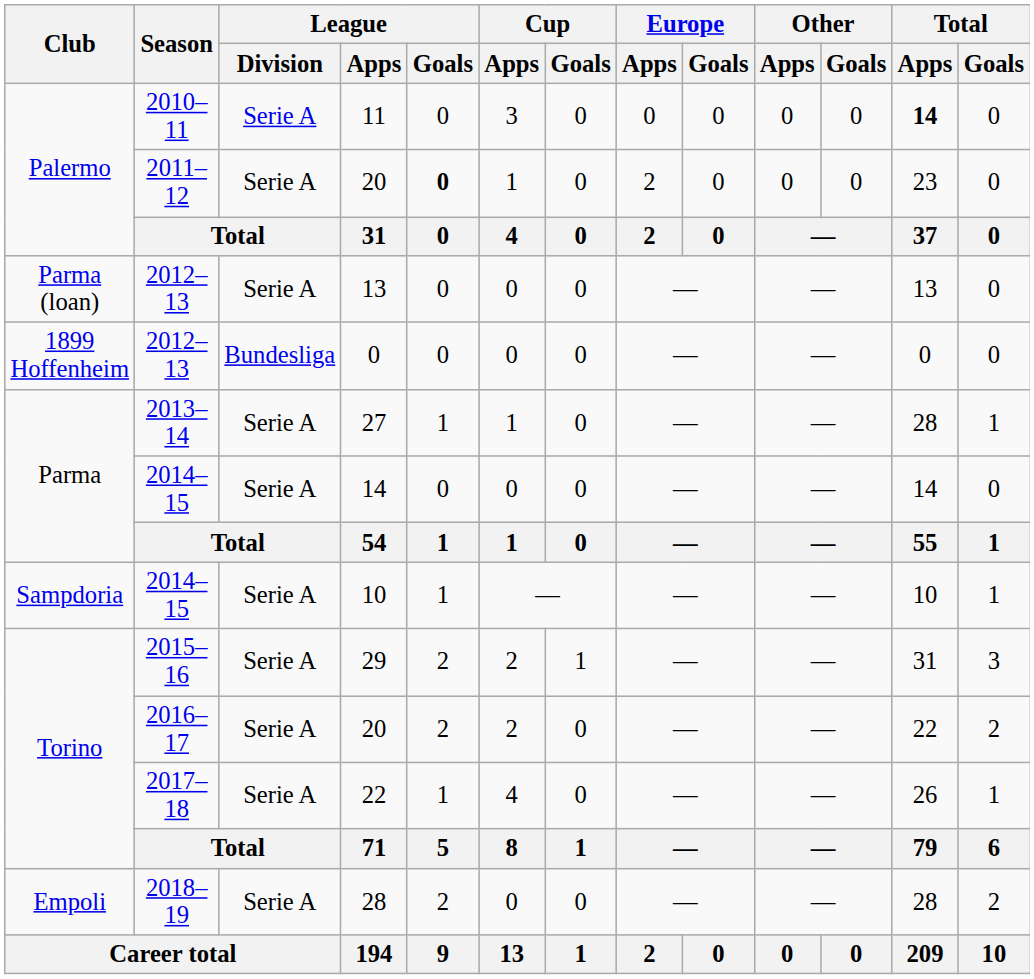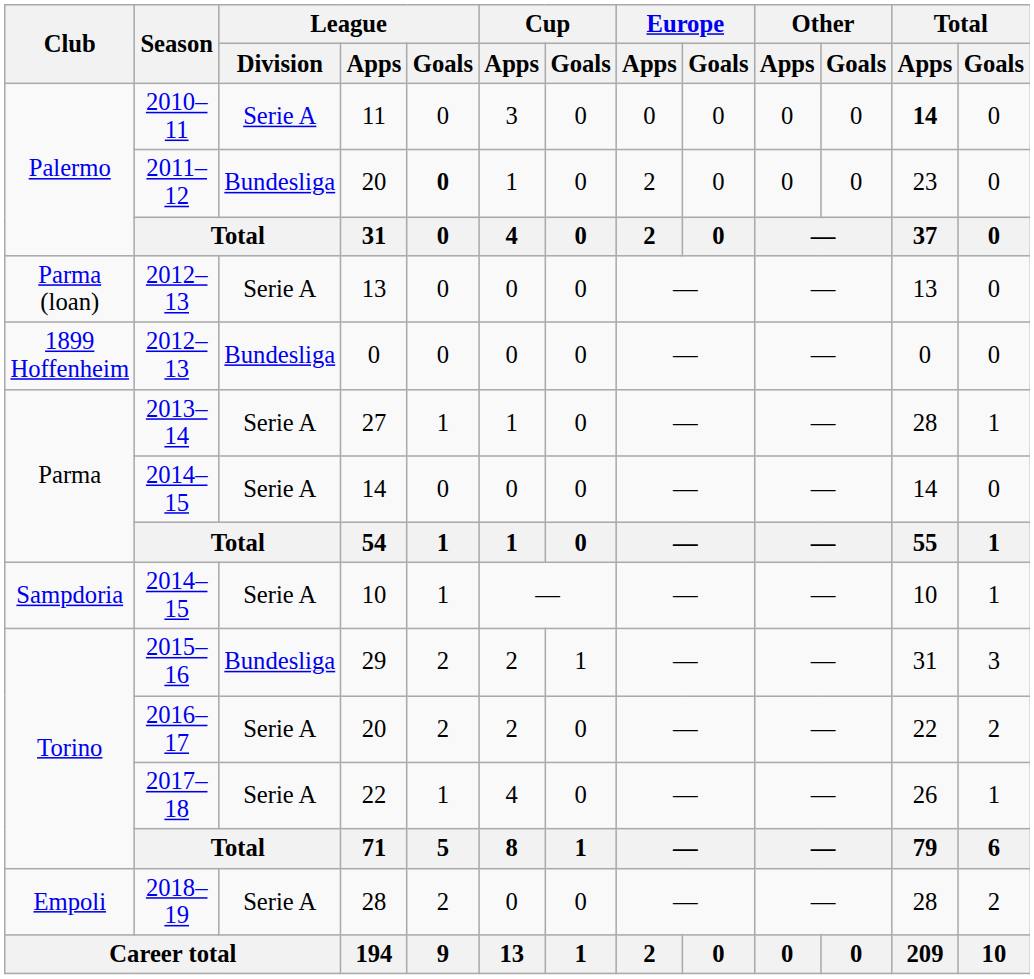(280, 182) Serie A -> (280, 182) Bundesliga
(280, 661) Serie A -> (280, 661) Bundesliga
